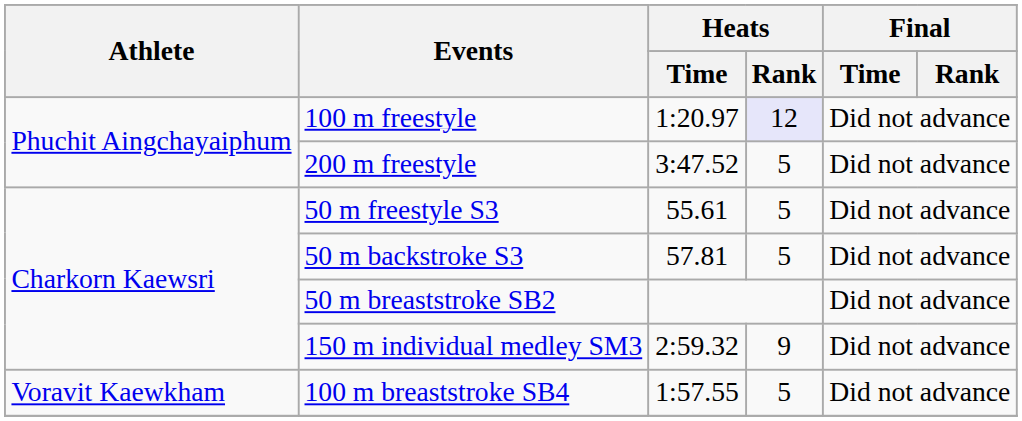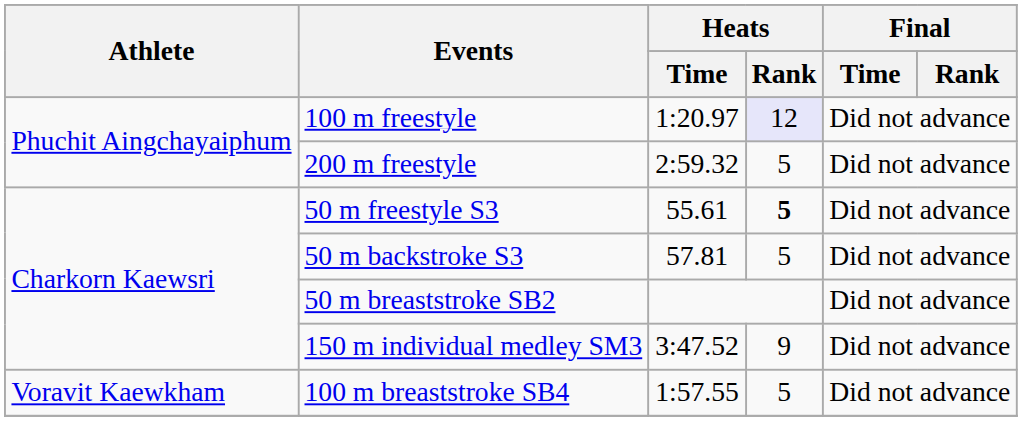(697, 164) 3:47.52 -> (697, 164) 2:59.32
(784, 210) normal -> (784, 210) bold
(697, 346) 2:59.32 -> (697, 346) 3:47.52
